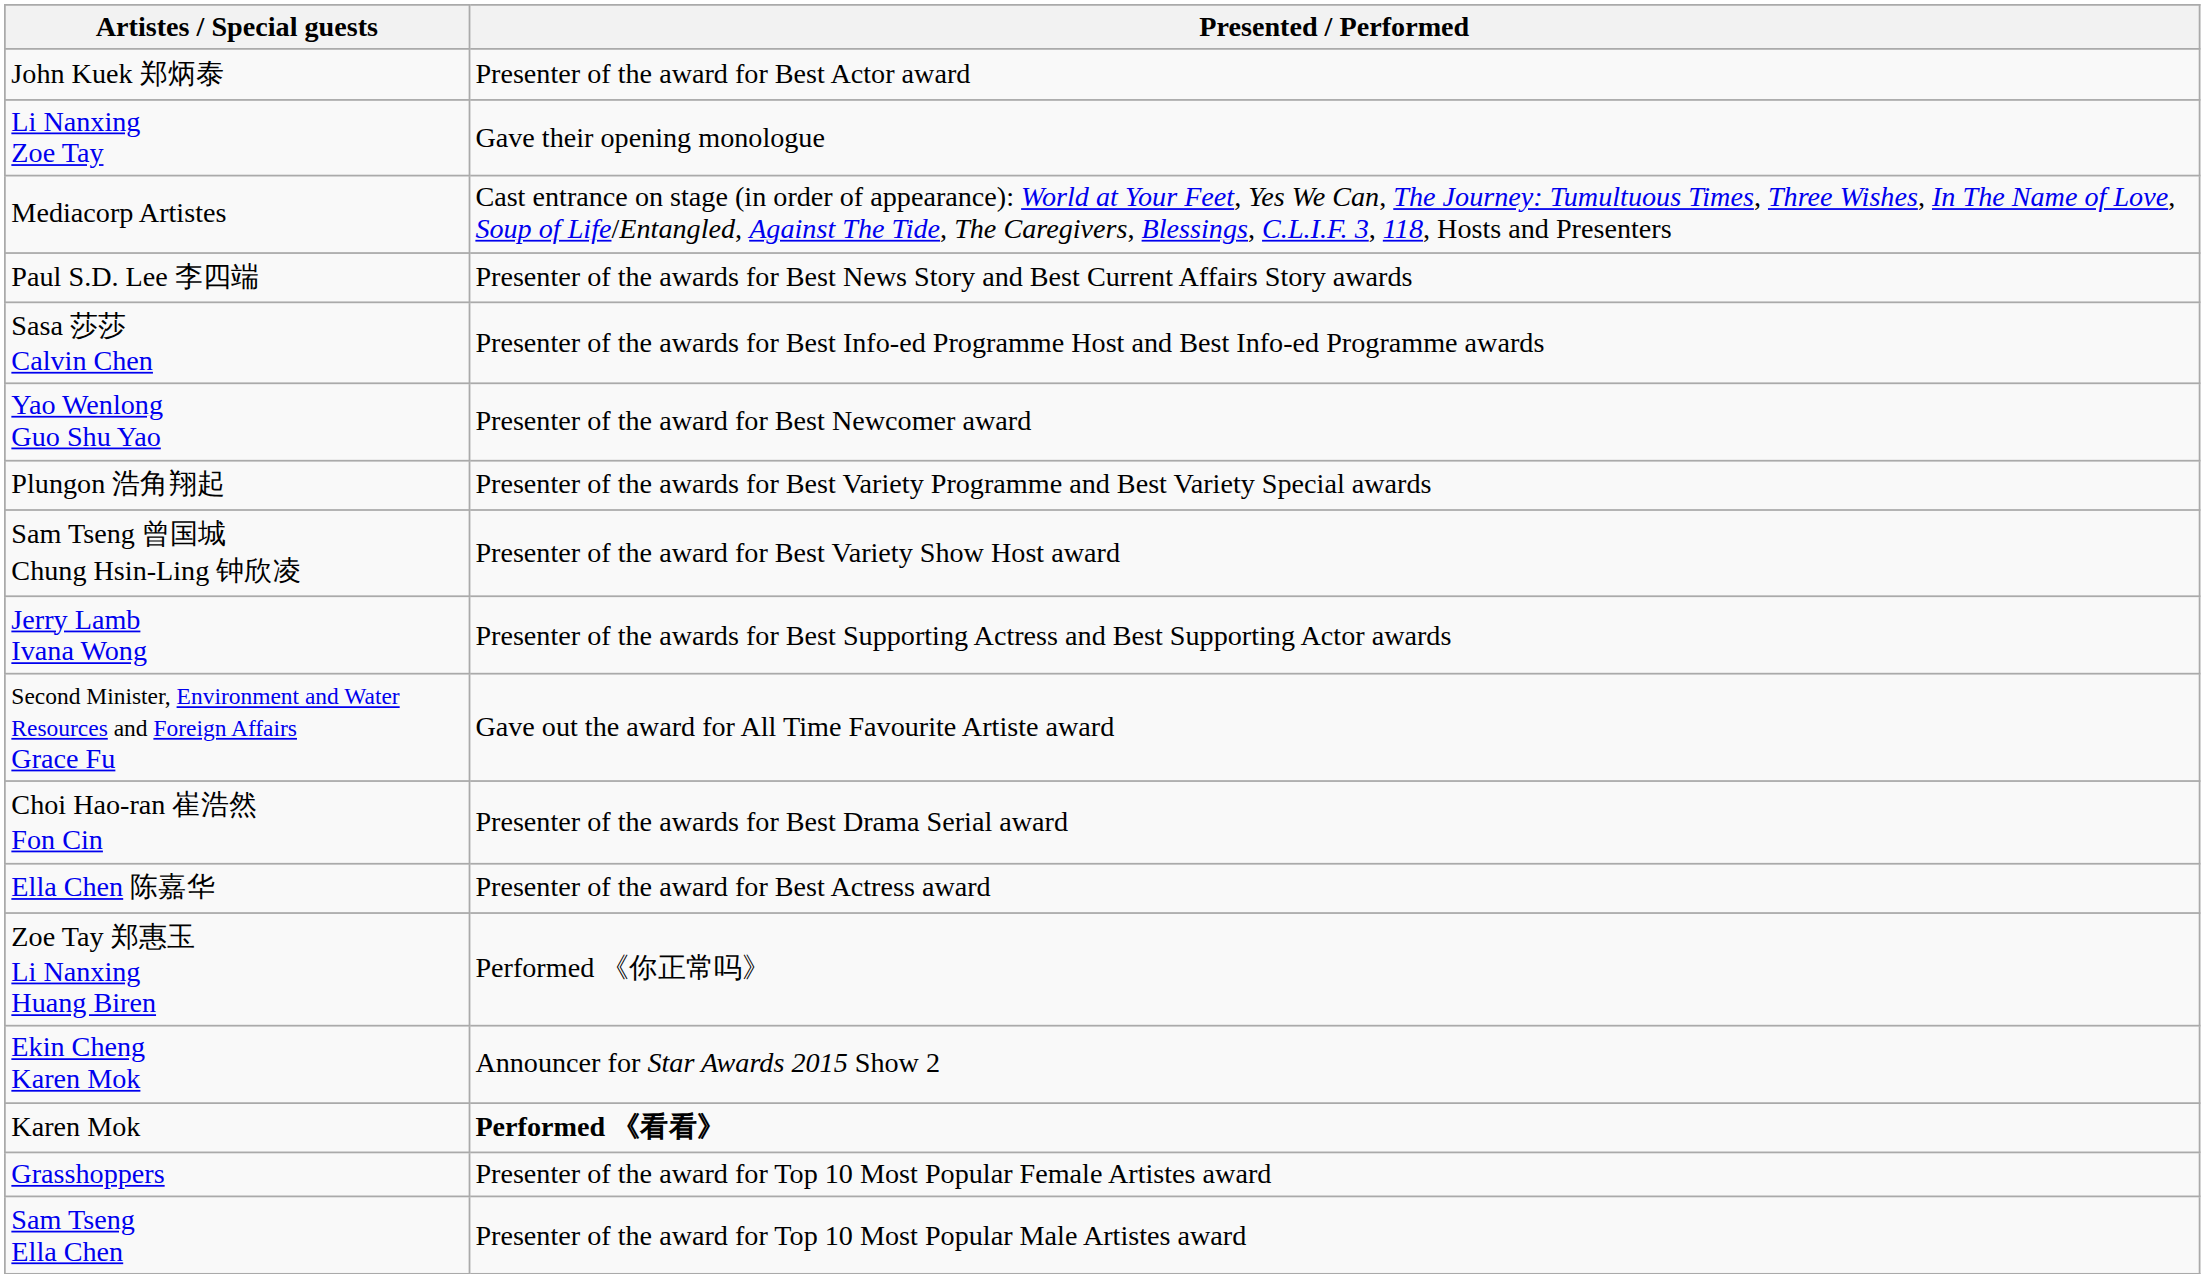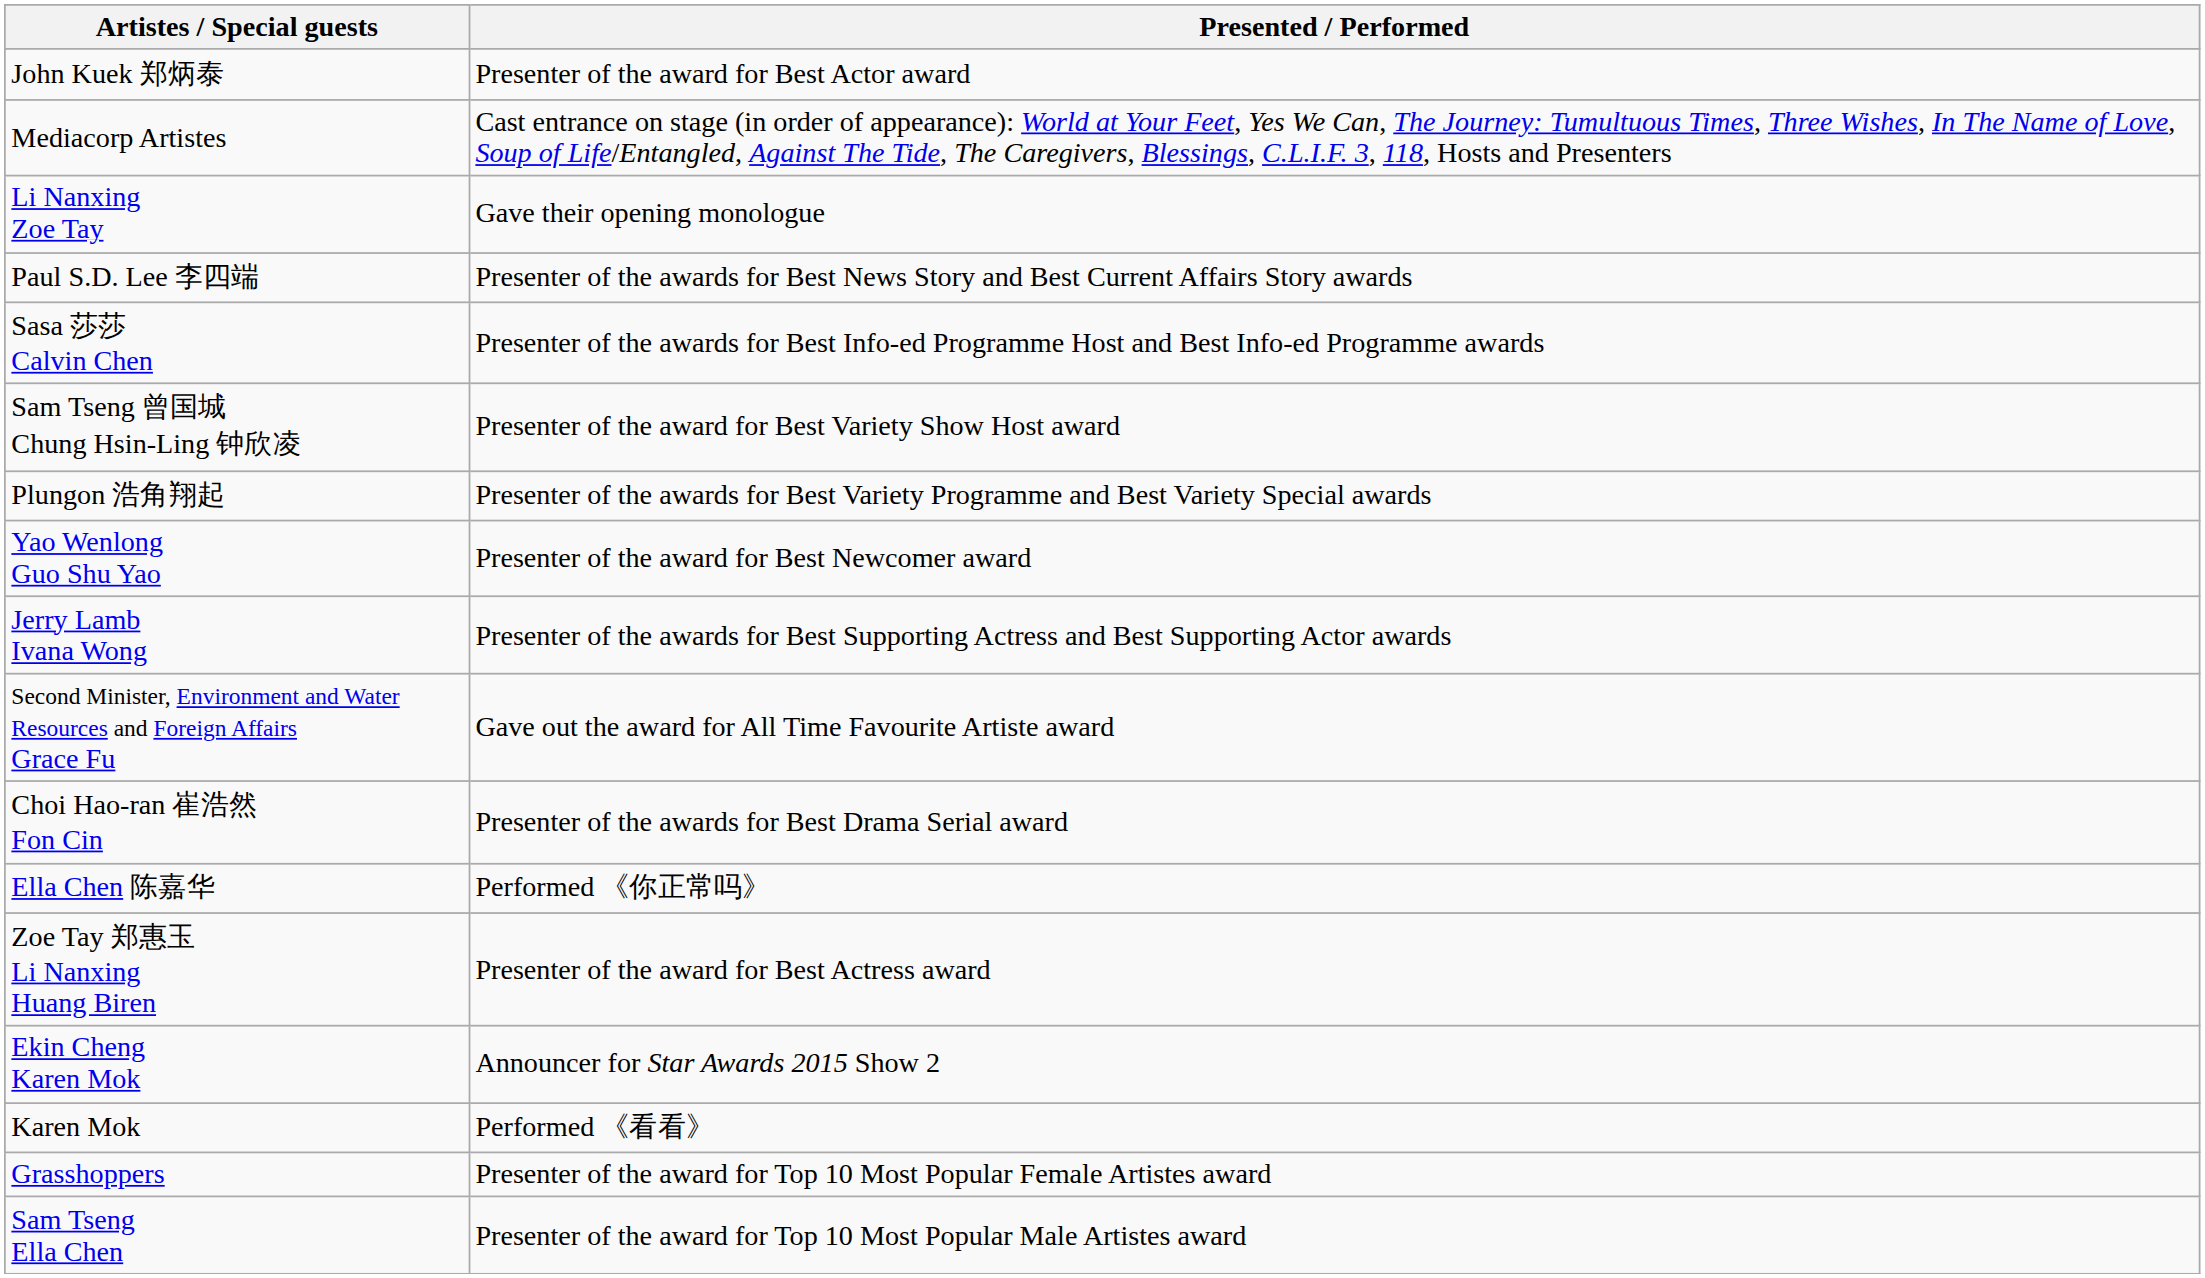rows swapped: (76, 137) <-> (119, 213)
rows swapped: (87, 421) <-> (156, 552)
(733, 887) Presenter of the award for Best Actress award -> (623, 886) Performed 《你正常吗》
(623, 968) Performed 《你正常吗》 -> (733, 969) Presenter of the award for Best Actress award
(600, 1126) bold -> (595, 1126) normal
